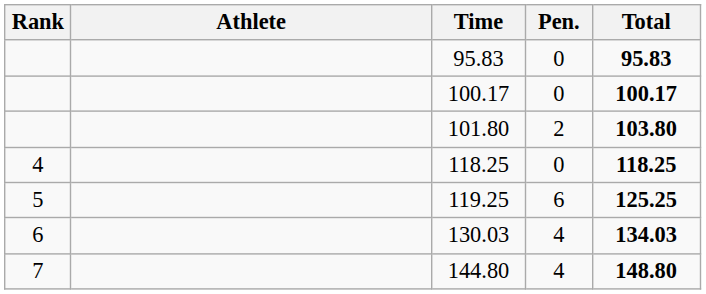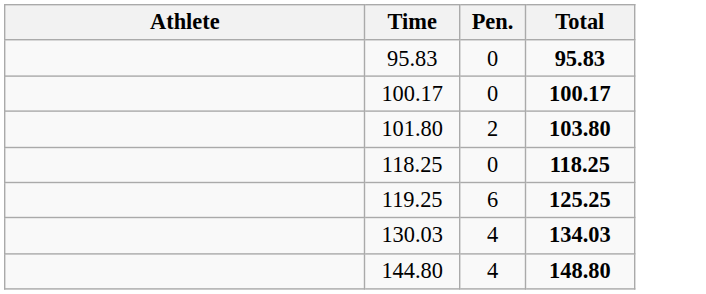- column: (38, 22)
